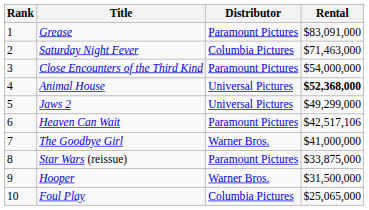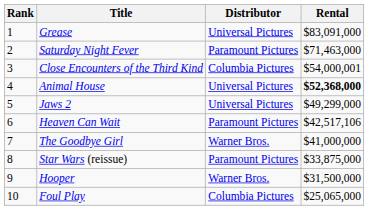(253, 31) Paramount Pictures -> (251, 31) Universal Pictures
(251, 50) Columbia Pictures -> (253, 50) Paramount Pictures
(253, 68) Paramount Pictures -> (251, 68) Columbia Pictures
(332, 68) $54,000,000 -> (332, 68) $54,000,001
